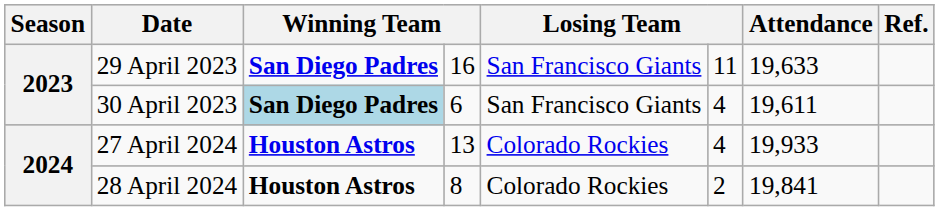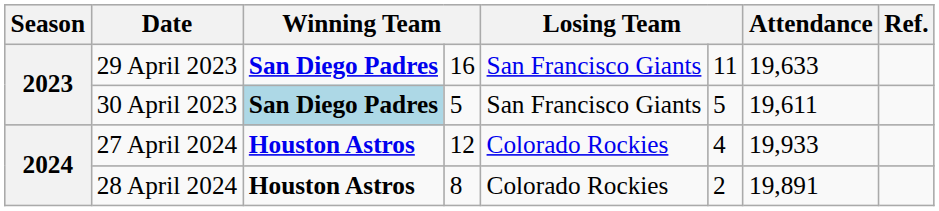(456, 104) 6 -> (456, 104) 5
(719, 104) 4 -> (719, 104) 5
(462, 144) 13 -> (462, 144) 12
(784, 184) 19,841 -> (784, 184) 19,891
